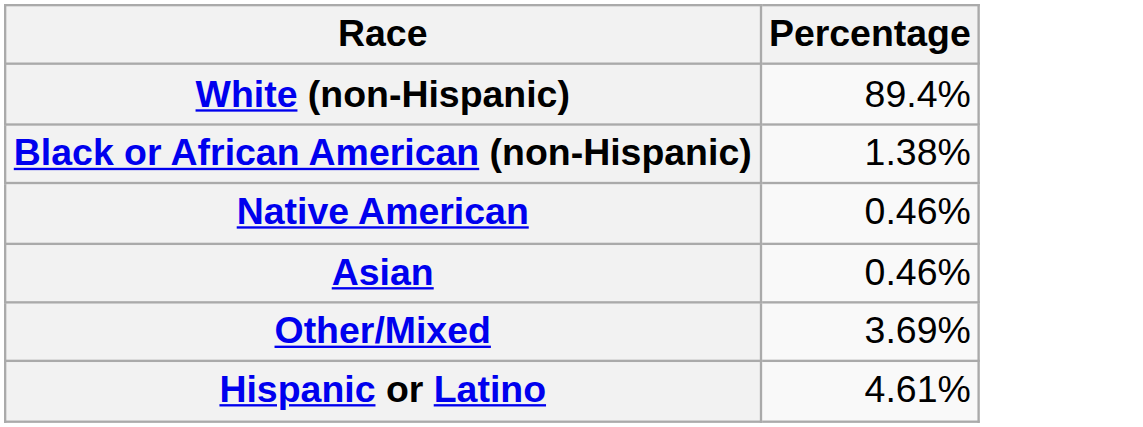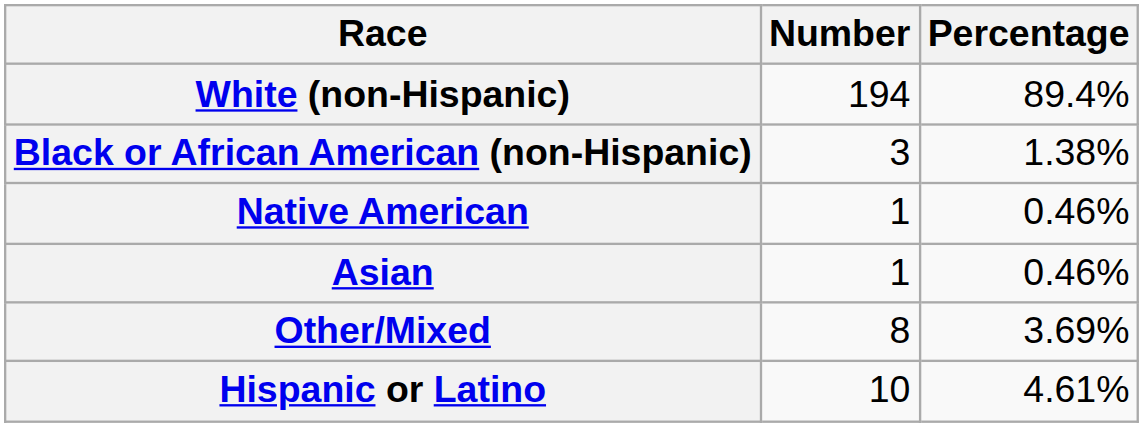+ column: (840, 34)
